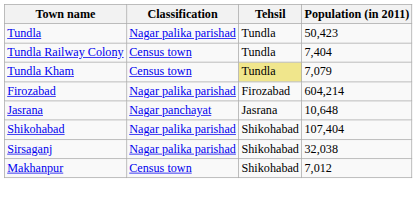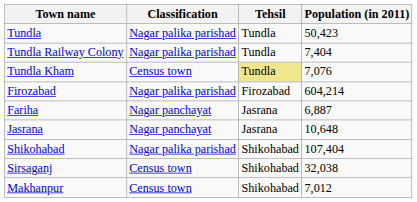(160, 52) Census town -> (183, 52) Nagar palika parishad
(318, 71) 7,079 -> (318, 71) 7,076
+ row: (23, 110)
(183, 149) Nagar palika parishad -> (160, 168) Census town
